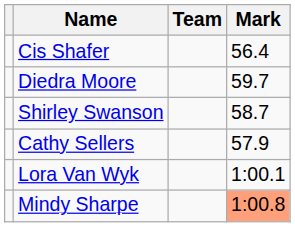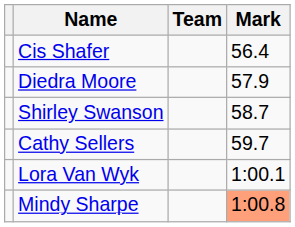(250, 81) 59.7 -> (250, 81) 57.9
(250, 143) 57.9 -> (250, 143) 59.7
